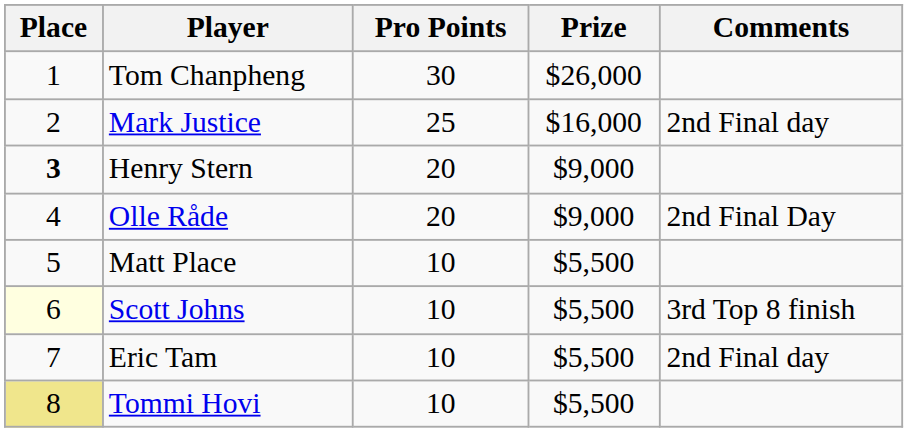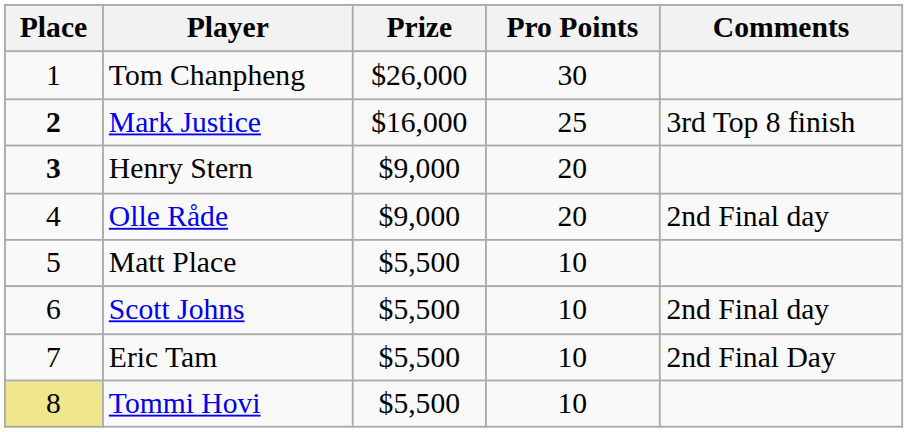columns swapped: (594, 27) <-> (441, 27)
(53, 121) normal -> (53, 121) bold
(748, 121) 2nd Final day -> (761, 121) 3rd Top 8 finish
(751, 215) 2nd Final Day -> (748, 215) 2nd Final day
(53, 309) lightyellow background -> (53, 309) no background
(761, 309) 3rd Top 8 finish -> (748, 309) 2nd Final day
(748, 356) 2nd Final day -> (751, 356) 2nd Final Day
